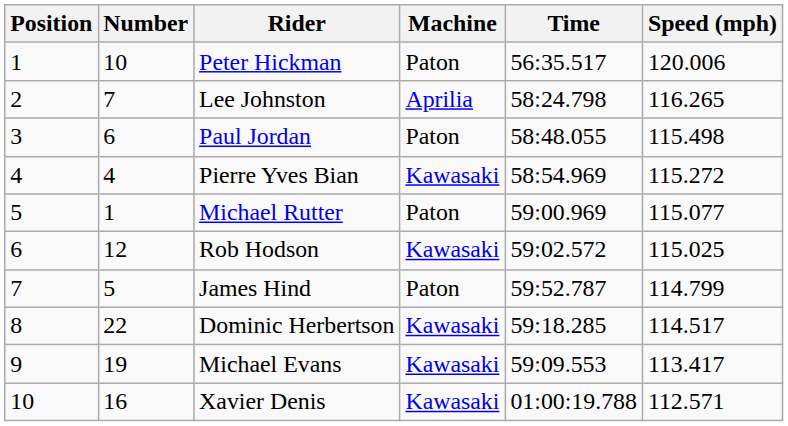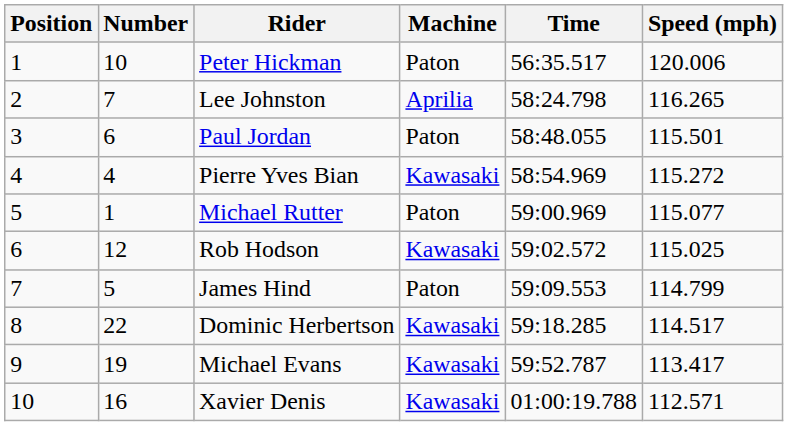(686, 136) 115.498 -> (686, 136) 115.501
(558, 288) 59:52.787 -> (558, 288) 59:09.553
(558, 363) 59:09.553 -> (558, 363) 59:52.787
